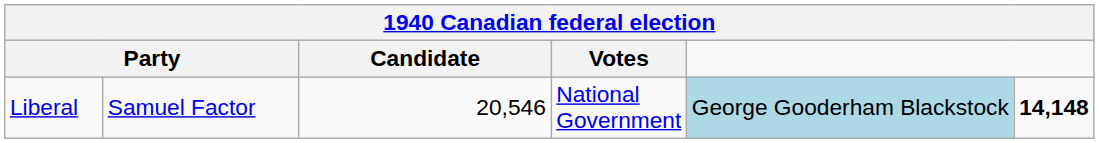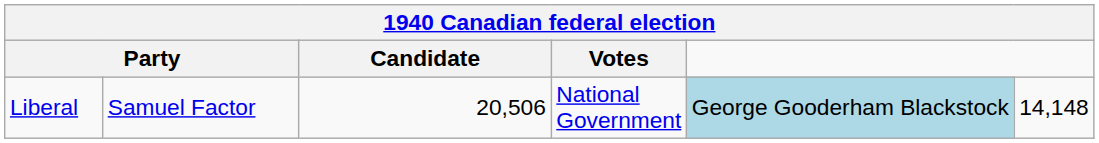(511, 107) 20,546 -> (511, 107) 20,506
(1054, 107) bold -> (1054, 107) normal
